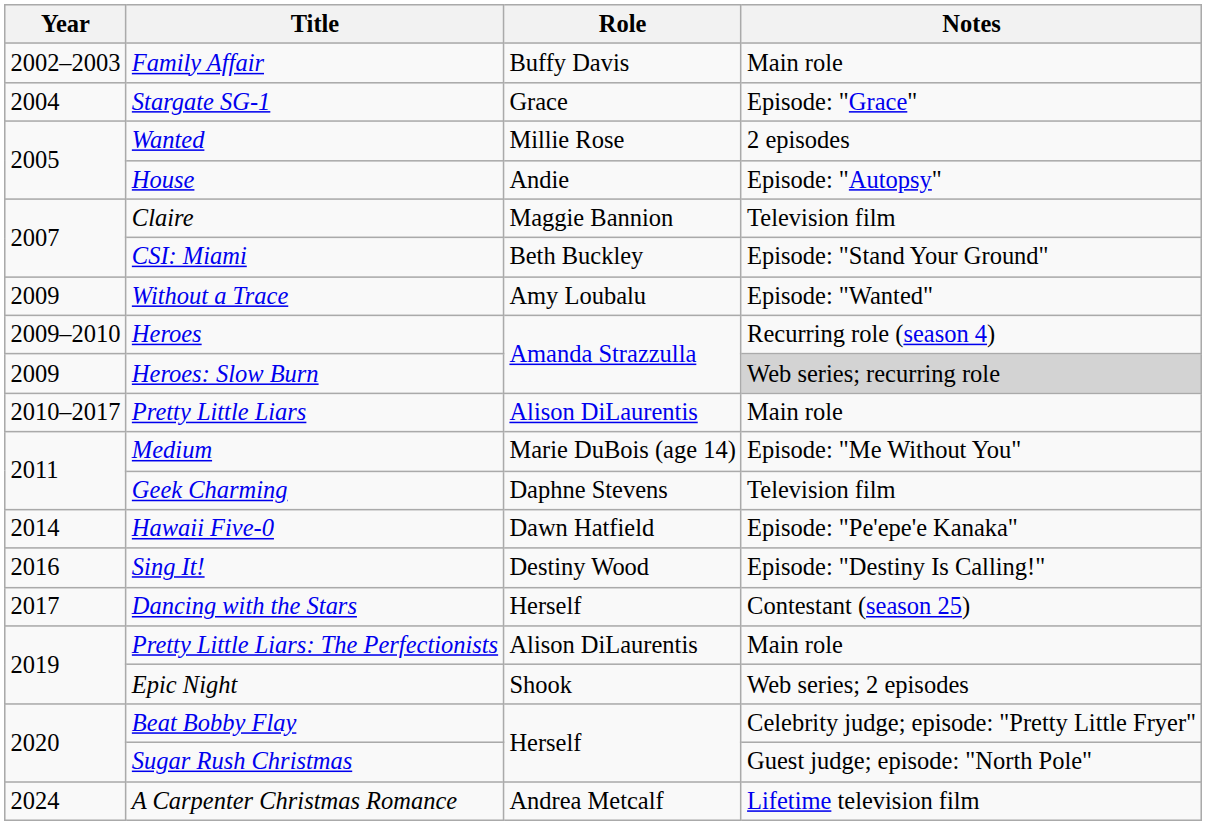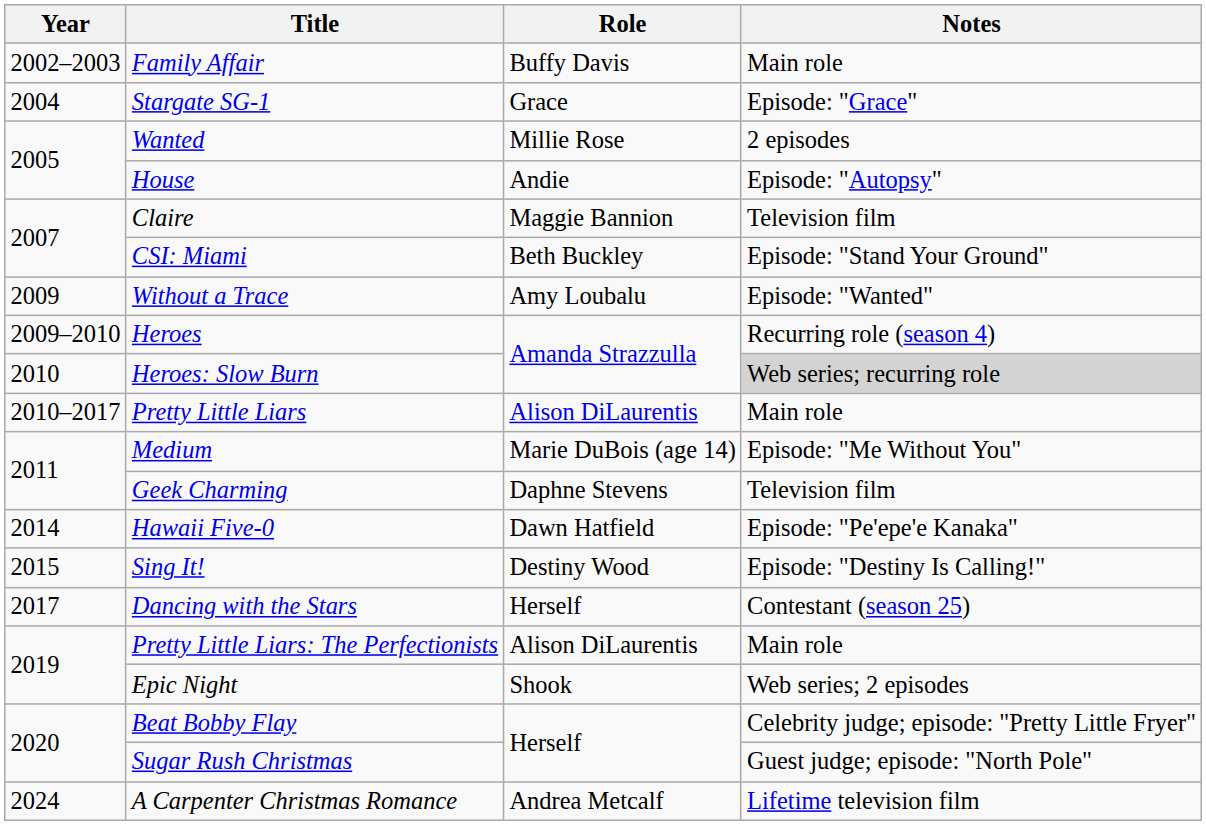(35, 373) 2009 -> (35, 373) 2010
(35, 567) 2016 -> (35, 567) 2015
